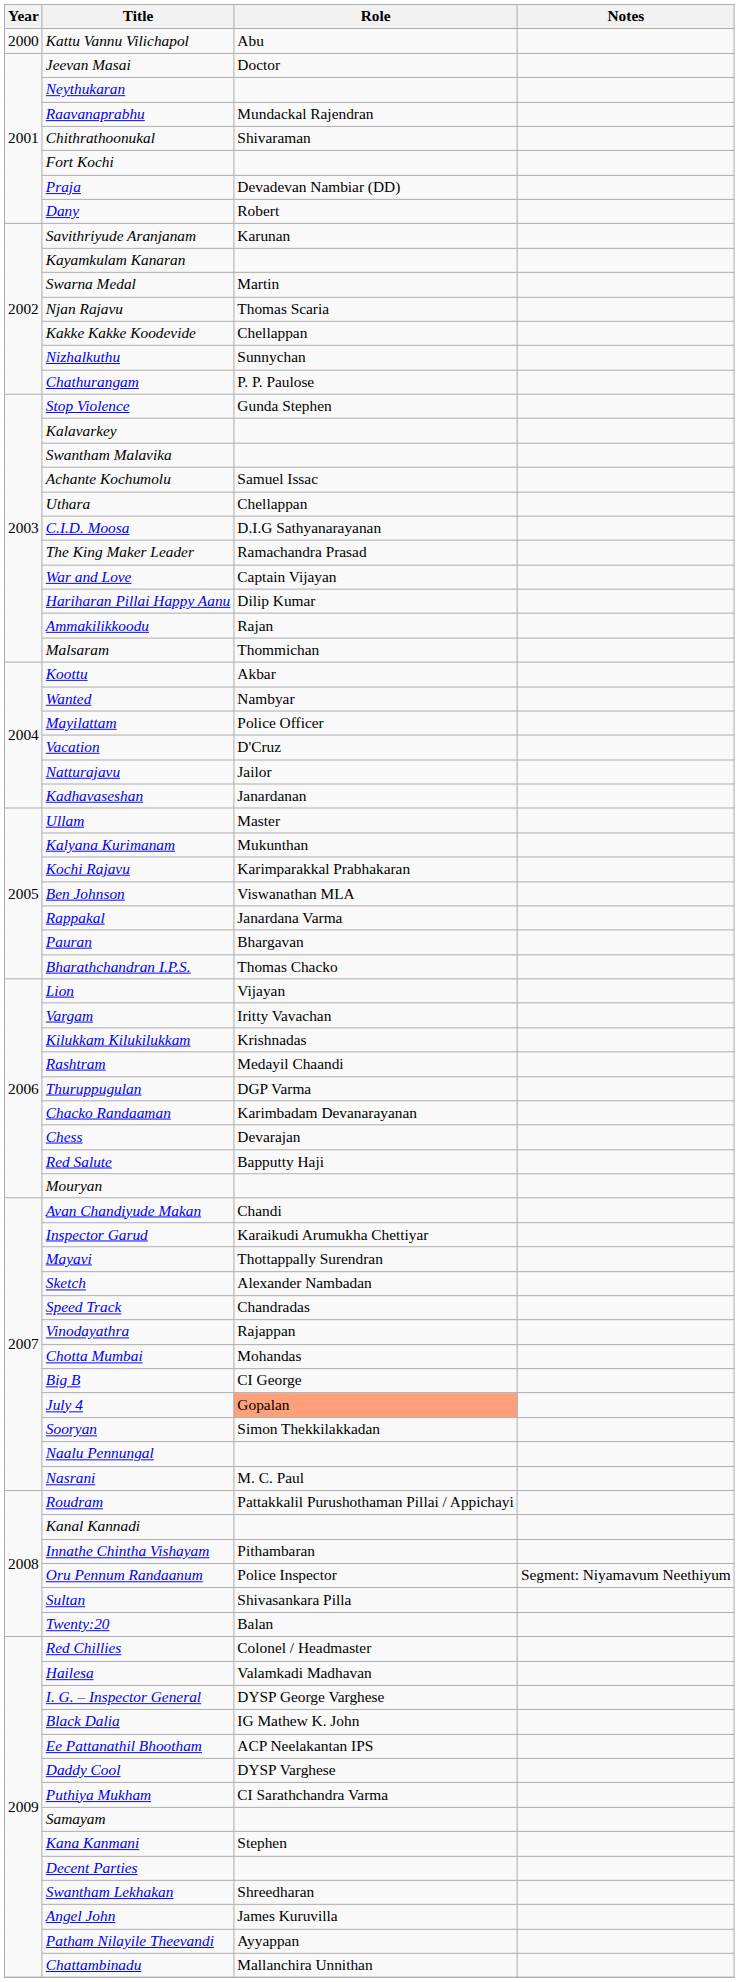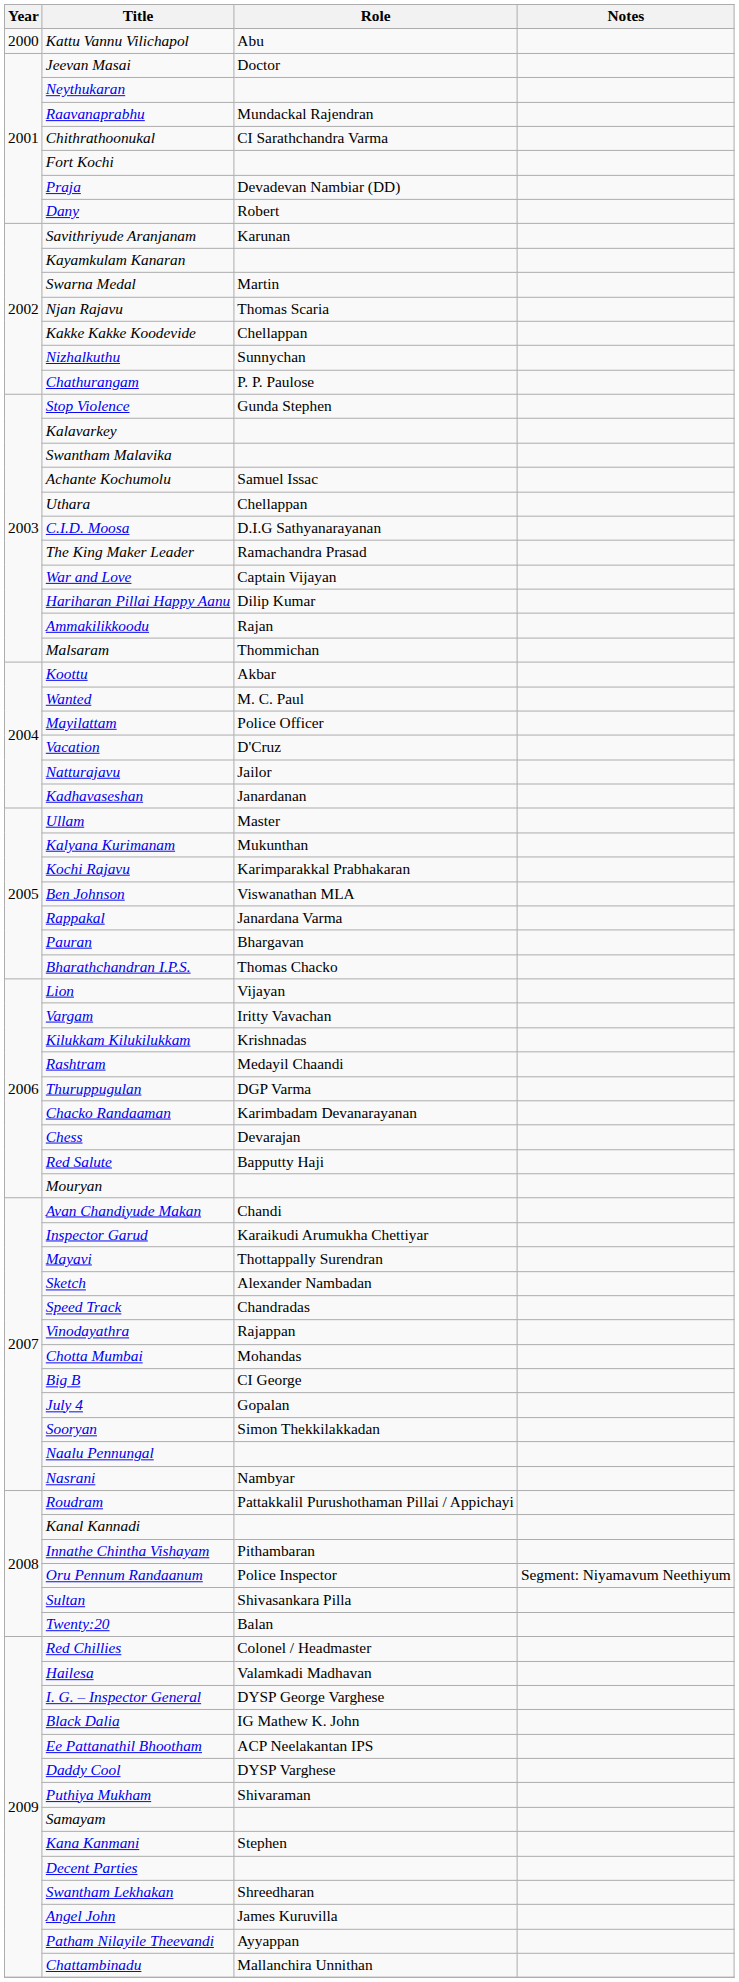(274, 138) Shivaraman -> (313, 138) CI Sarathchandra Varma
(266, 698) Nambyar -> (271, 698) M. C. Paul
(263, 1405) lightsalmon background -> (263, 1405) no background
(271, 1478) M. C. Paul -> (266, 1478) Nambyar
(313, 1794) CI Sarathchandra Varma -> (274, 1794) Shivaraman
